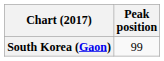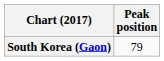(137, 46) 99 -> (137, 46) 79
